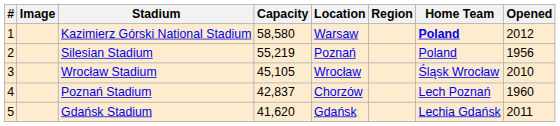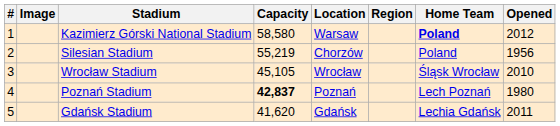(335, 53) Poznań -> (338, 53) Chorzów
(276, 92) normal -> (276, 92) bold
(338, 92) Chorzów -> (335, 92) Poznań
(520, 92) 1960 -> (520, 92) 1980
